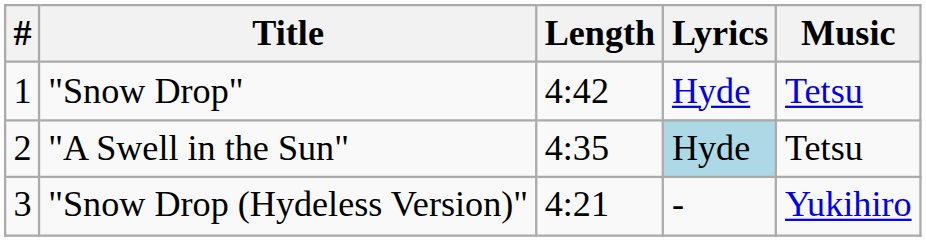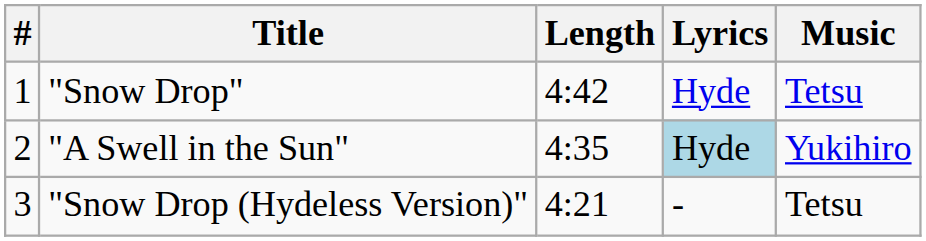(824, 147) Tetsu -> (848, 147) Yukihiro
(848, 205) Yukihiro -> (824, 205) Tetsu
